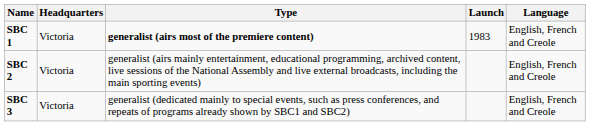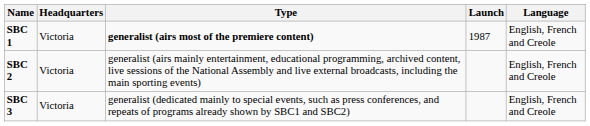(479, 36) 1983 -> (479, 36) 1987
